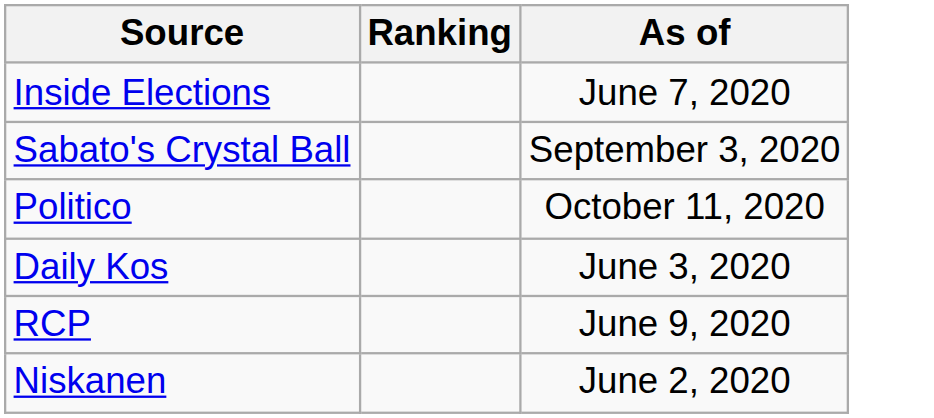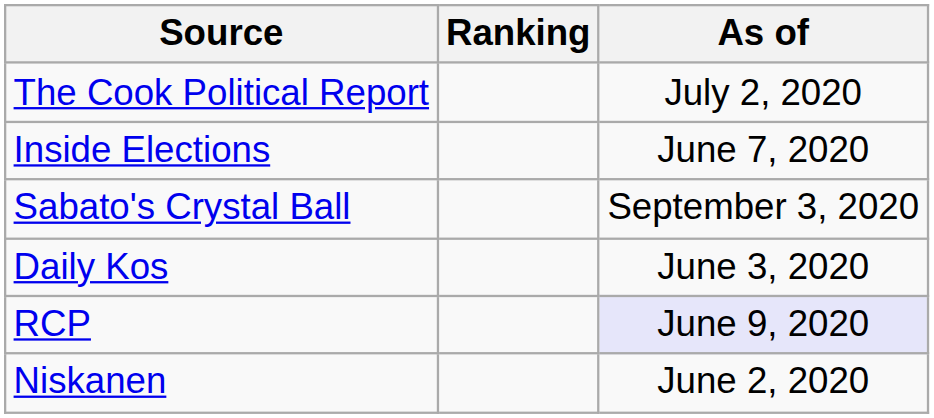+ row: (221, 91)
- row: (73, 207)
(685, 324) no background -> (763, 324) lavender background
